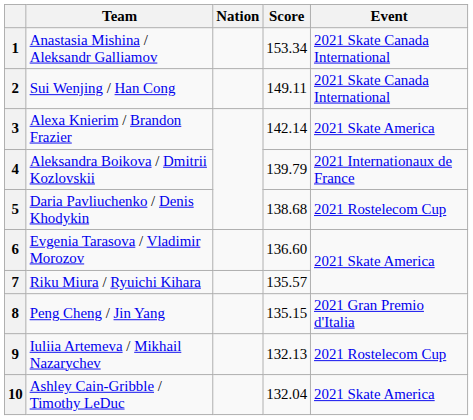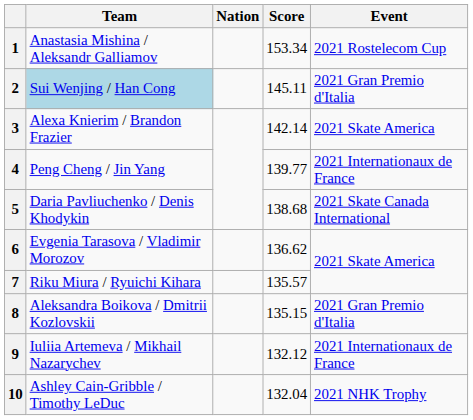(371, 48) 2021 Skate Canada International -> (380, 48) 2021 Rostelecom Cup
(102, 88) no background -> (102, 88) lightblue background
(287, 88) 149.11 -> (287, 88) 145.11
(371, 88) 2021 Skate Canada International -> (369, 88) 2021 Gran Premio d'Italia
(118, 169) Aleksandra Boikova / Dmitrii Kozlovskii -> (97, 169) Peng Cheng / Jin Yang
(287, 169) 139.79 -> (287, 169) 139.77
(380, 209) 2021 Rostelecom Cup -> (371, 209) 2021 Skate Canada International
(287, 249) 136.60 -> (287, 249) 136.62
(97, 313) Peng Cheng / Jin Yang -> (118, 313) Aleksandra Boikova / Dmitrii Kozlovskii
(287, 354) 132.13 -> (287, 354) 132.12
(380, 354) 2021 Rostelecom Cup -> (383, 354) 2021 Internationaux de France
(374, 394) 2021 Skate America -> (370, 394) 2021 NHK Trophy
